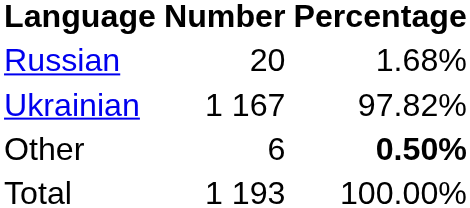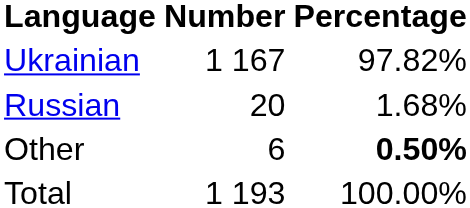rows swapped: (72, 105) <-> (62, 60)
